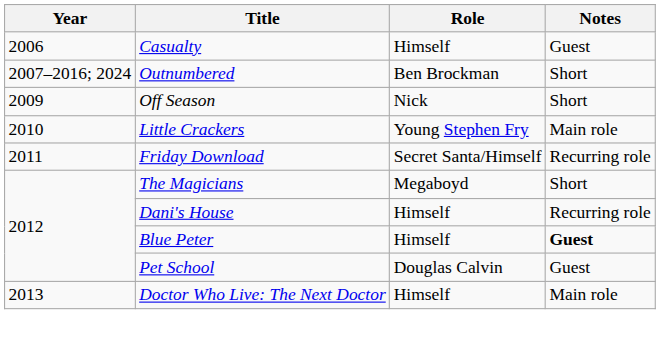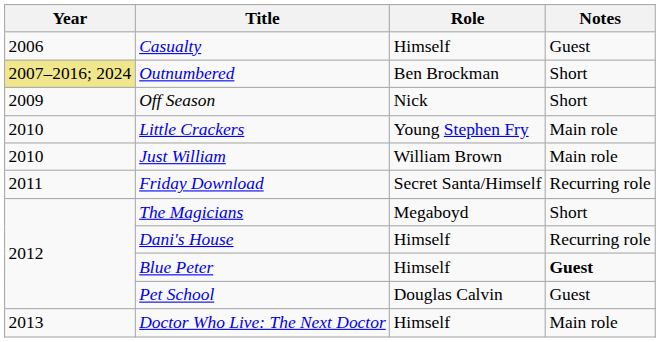(70, 73) no background -> (70, 73) khaki background
+ row: (183, 156)
